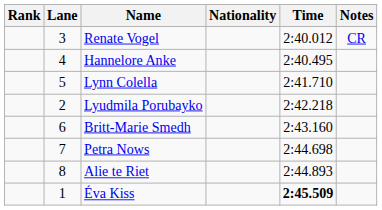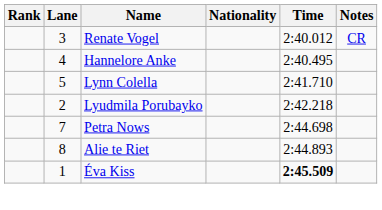- row: (137, 127)
